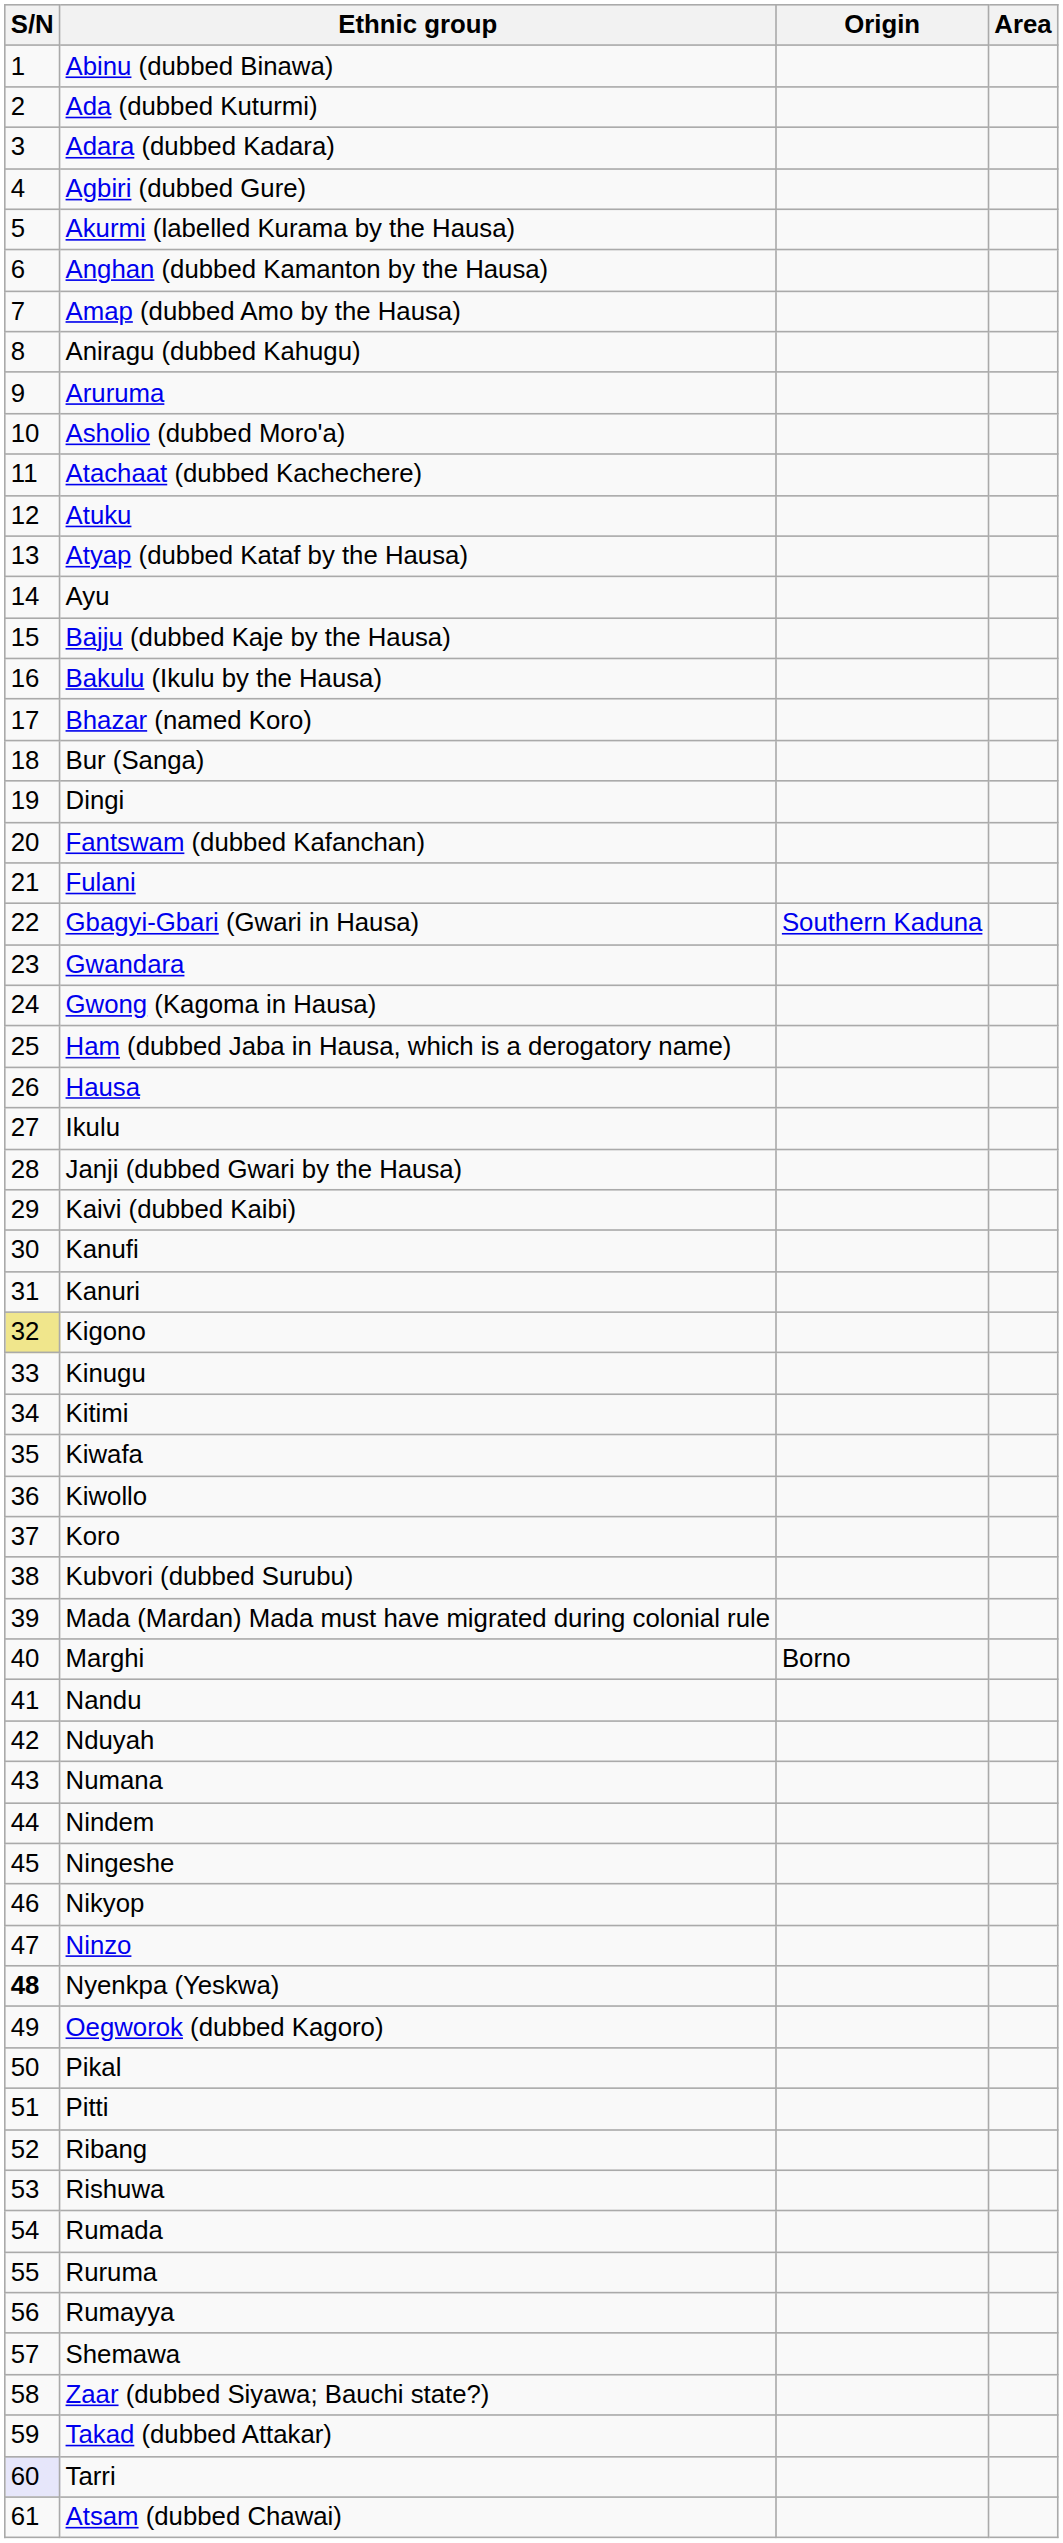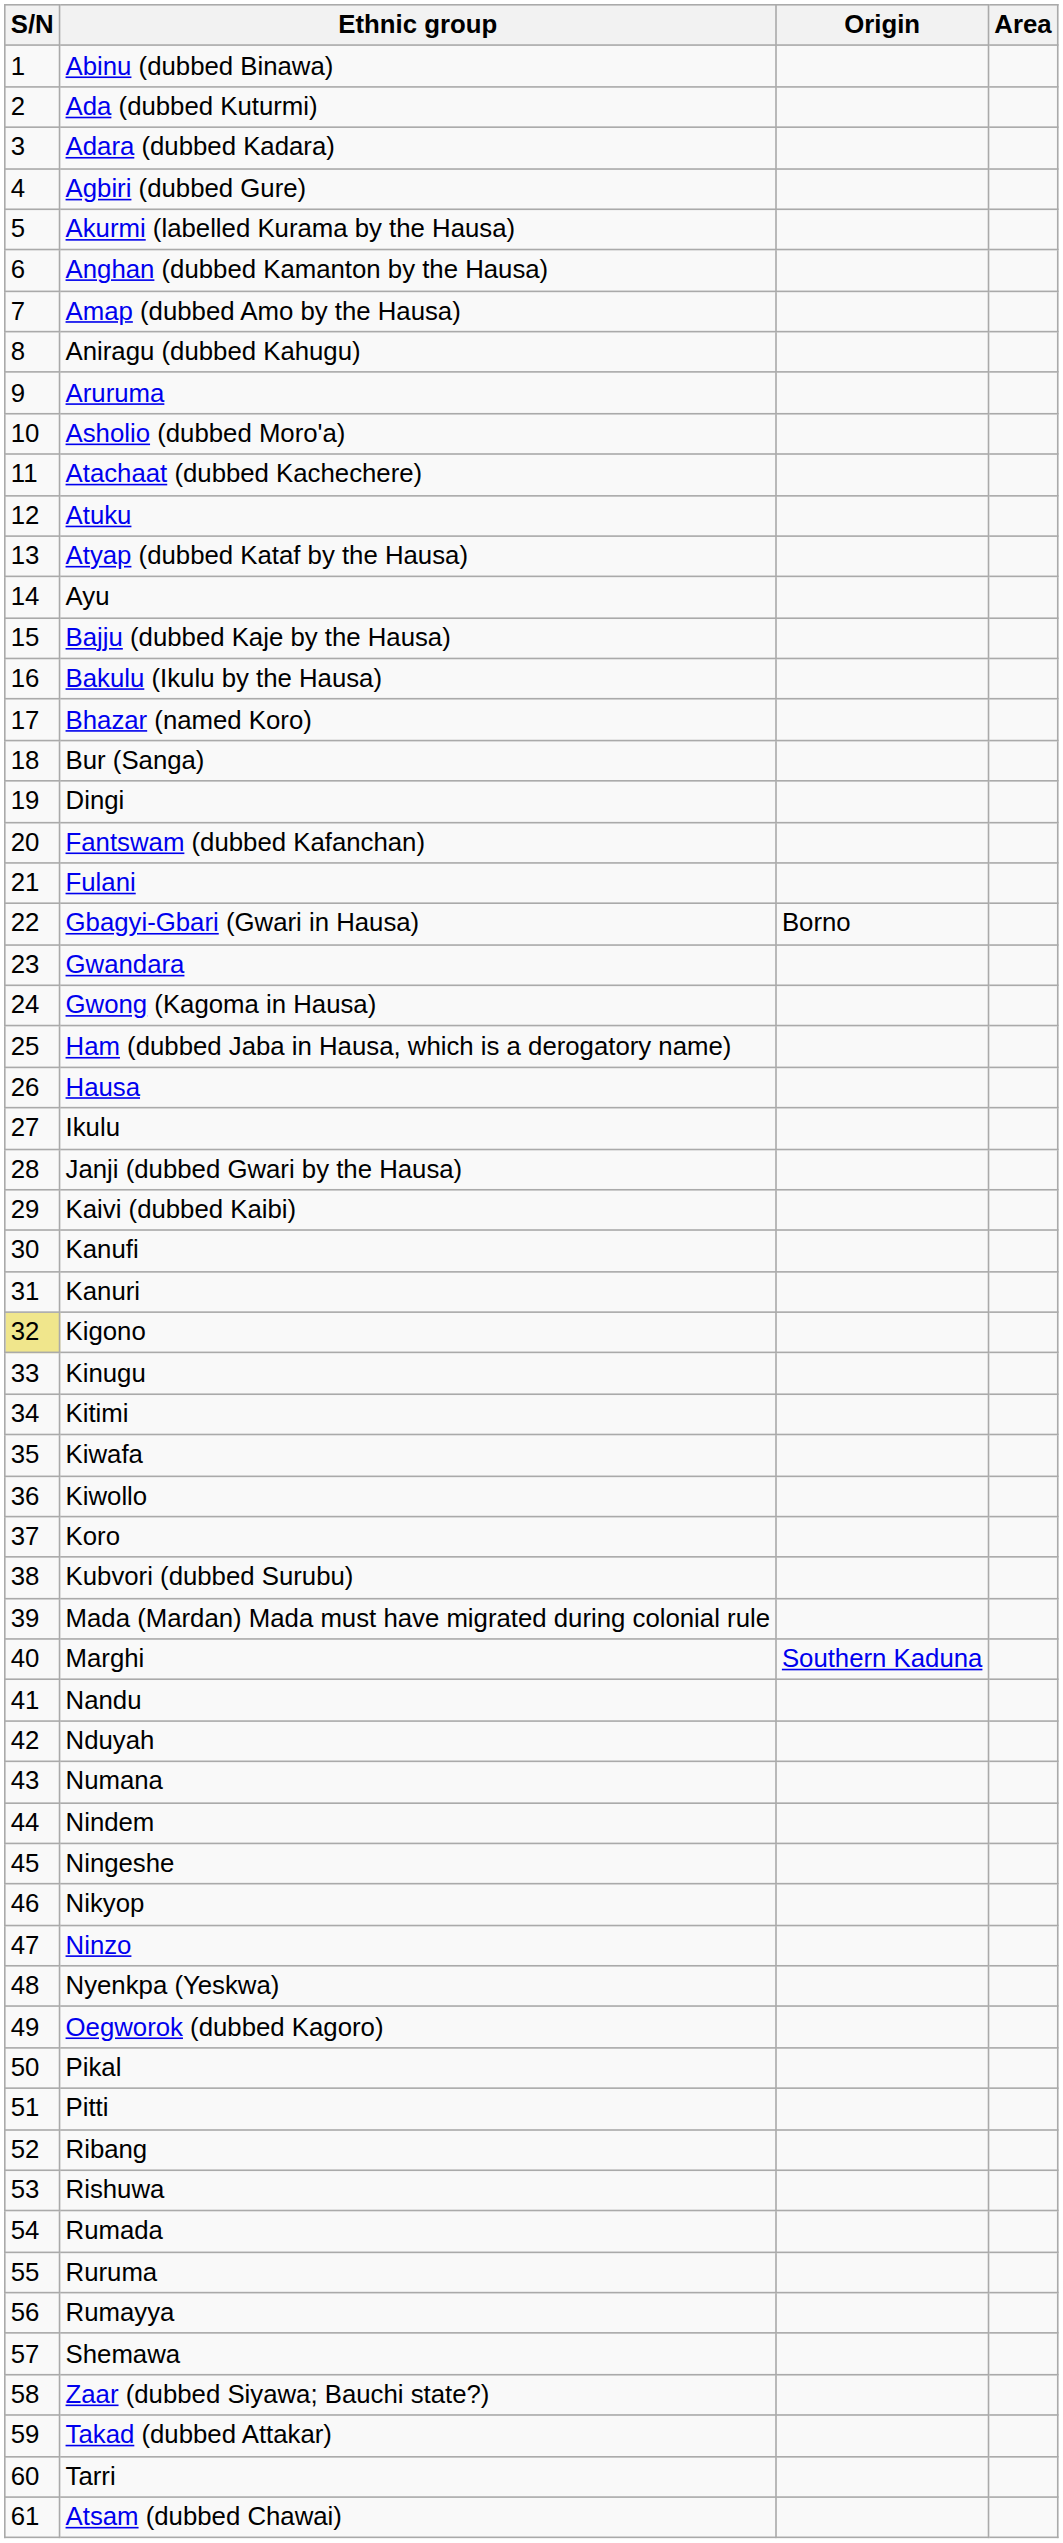(882, 923) Southern Kaduna -> (816, 923) Borno
(816, 1659) Borno -> (882, 1659) Southern Kaduna
(25, 1985) bold -> (25, 1985) normal
(25, 2476) lavender background -> (25, 2476) no background
